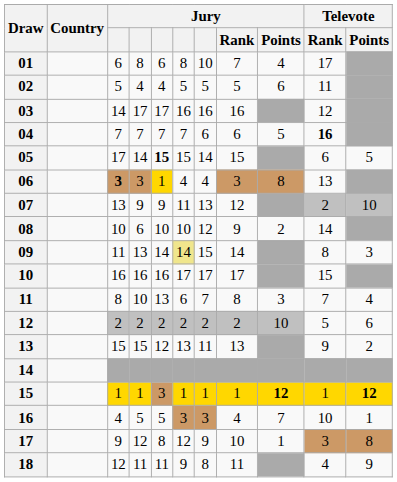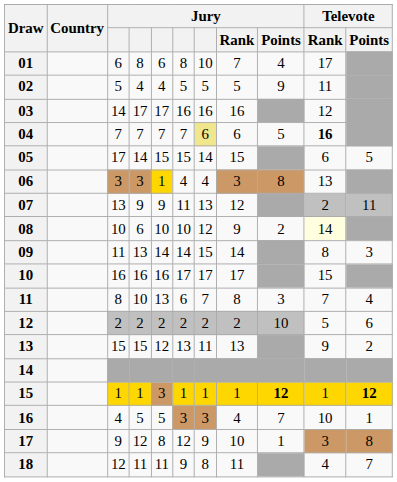(281, 87) 6 -> (281, 87) 9
(205, 134) no background -> (205, 134) khaki background
(162, 157) bold -> (162, 157) normal
(118, 181) bold -> (118, 181) normal
(369, 205) 10 -> (369, 205) 11
(325, 228) no background -> (325, 228) lightyellow background
(184, 252) khaki background -> (184, 252) no background
(369, 464) 9 -> (369, 464) 7
